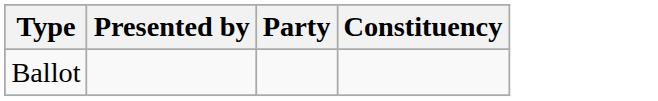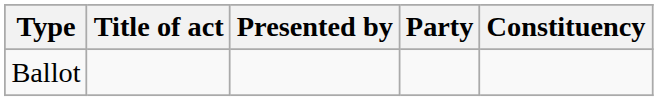+ column: (159, 26)
